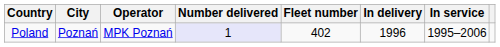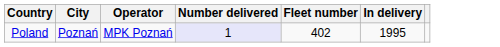- column: (457, 13)
(393, 32) 1996 -> (393, 32) 1995
